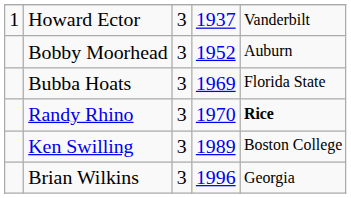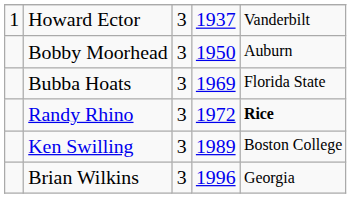(216, 51) 1952 -> (216, 51) 1950
(216, 114) 1970 -> (216, 114) 1972
